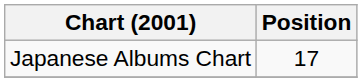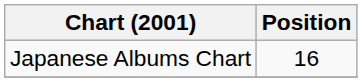(306, 58) 17 -> (306, 58) 16
